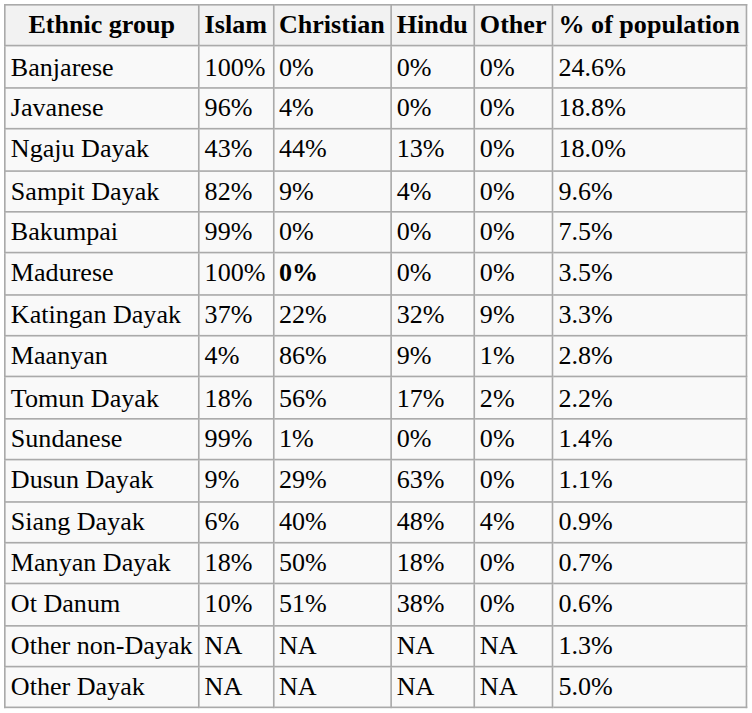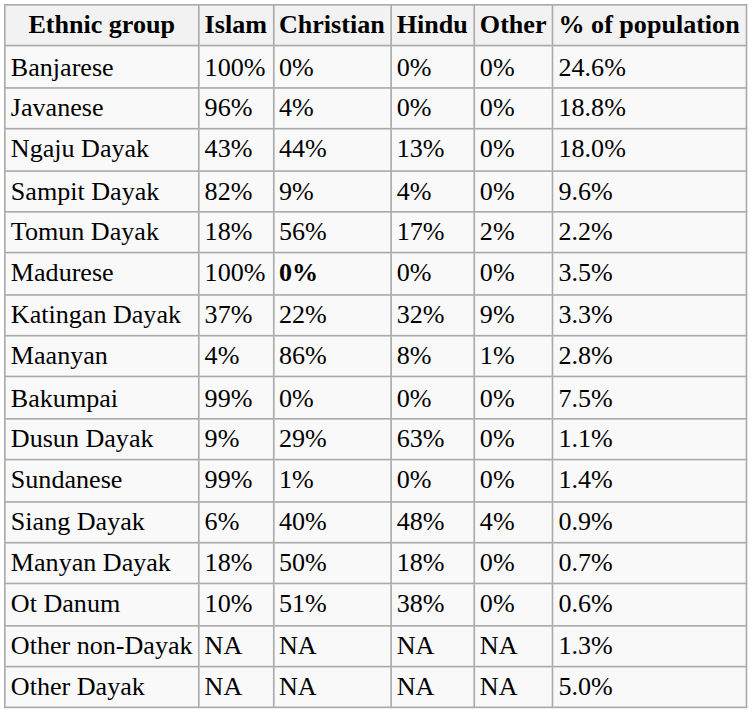rows swapped: (64, 231) <-> (85, 397)
(414, 356) 9% -> (414, 356) 8%
rows swapped: (67, 438) <-> (82, 480)
